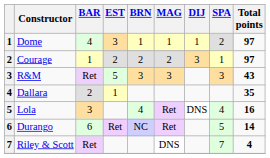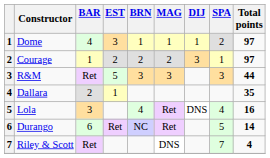(249, 75) 43 -> (249, 75) 44
